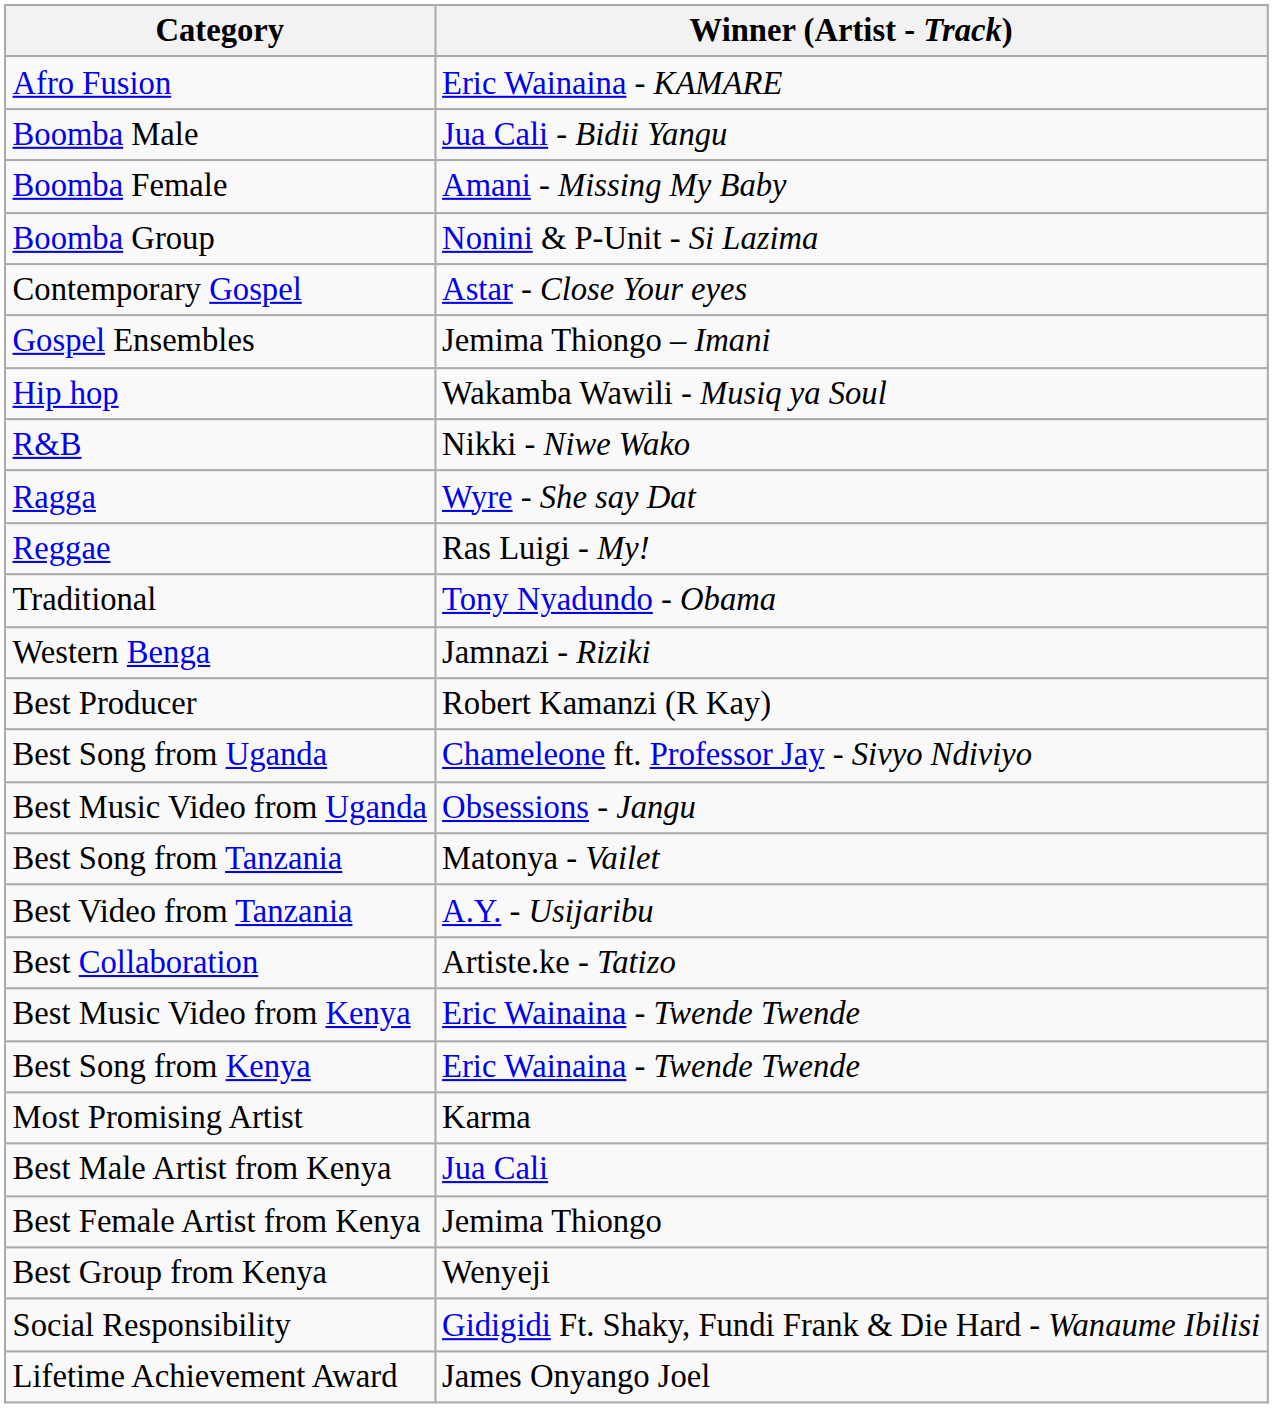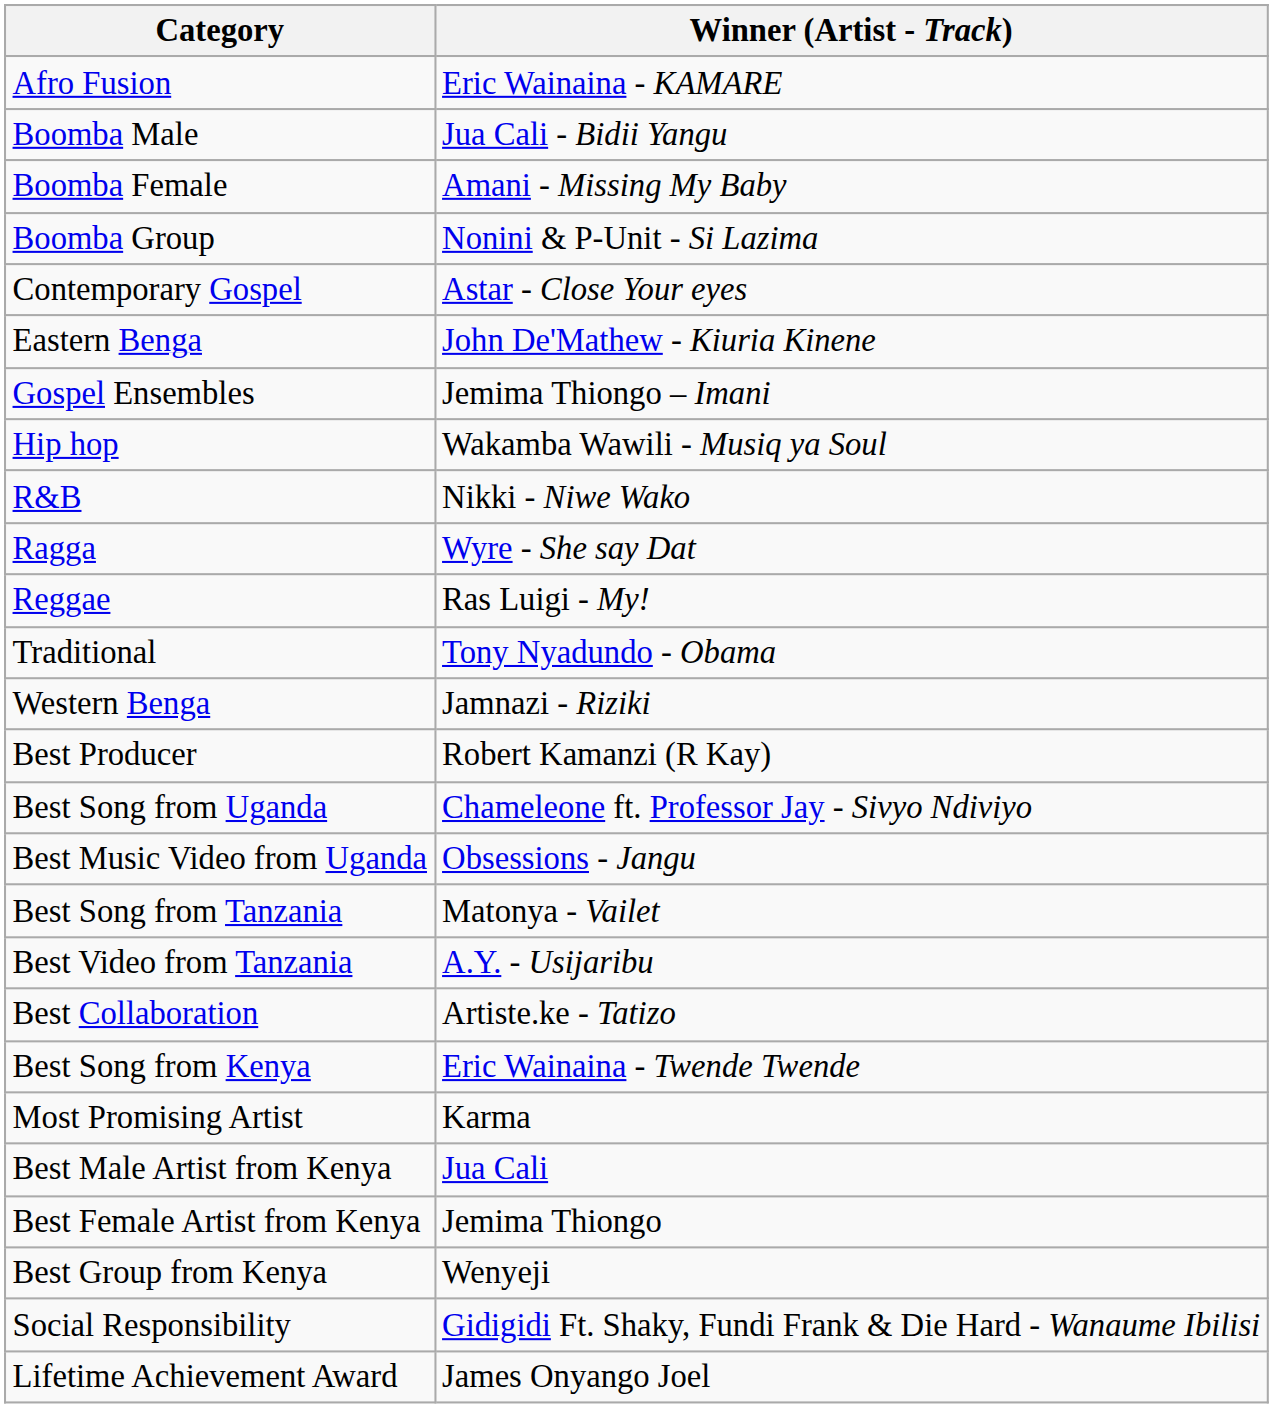+ row: (107, 340)
- row: (212, 1013)
